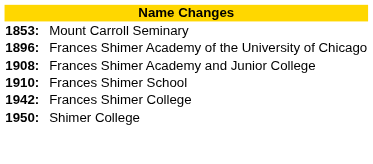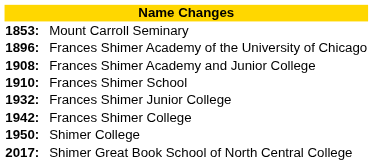+ row: (140, 100)
+ row: (201, 152)
